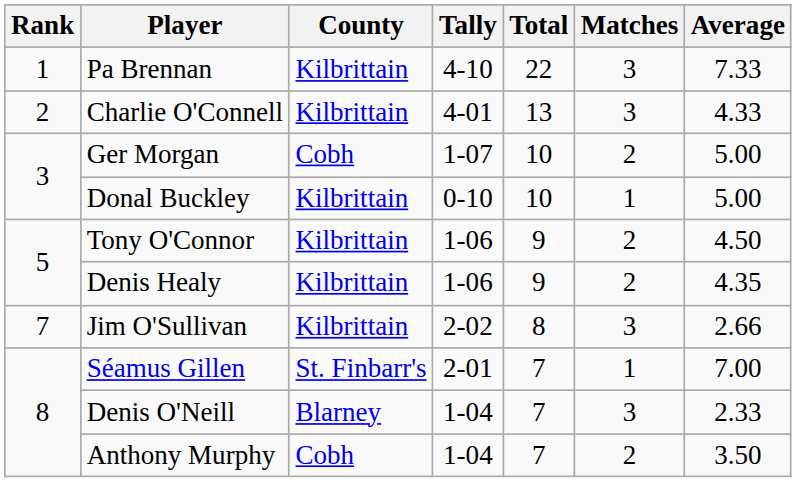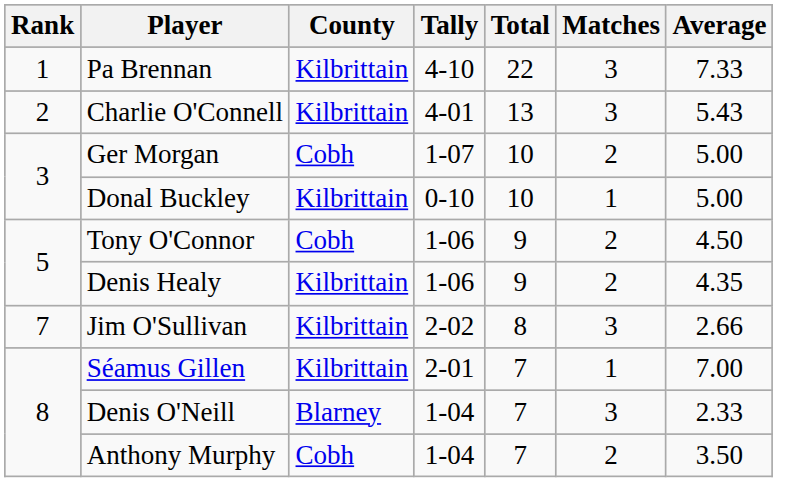(738, 111) 4.33 -> (719, 111) 5.43
(352, 240) Kilbrittain -> (325, 240) Cobh
(361, 369) St. Finbarr's -> (352, 369) Kilbrittain
